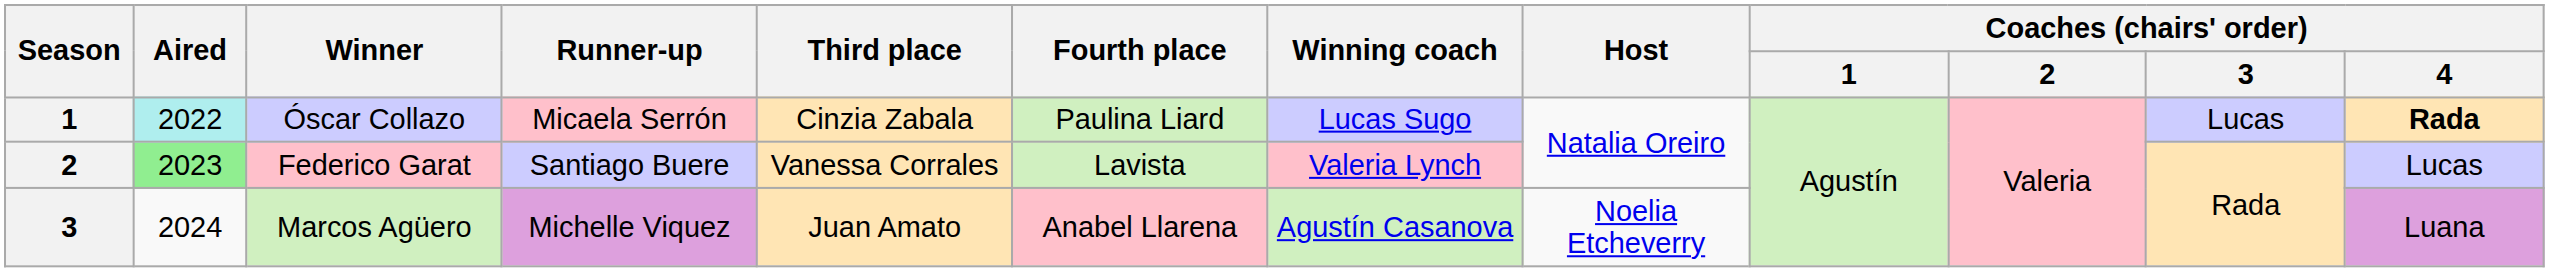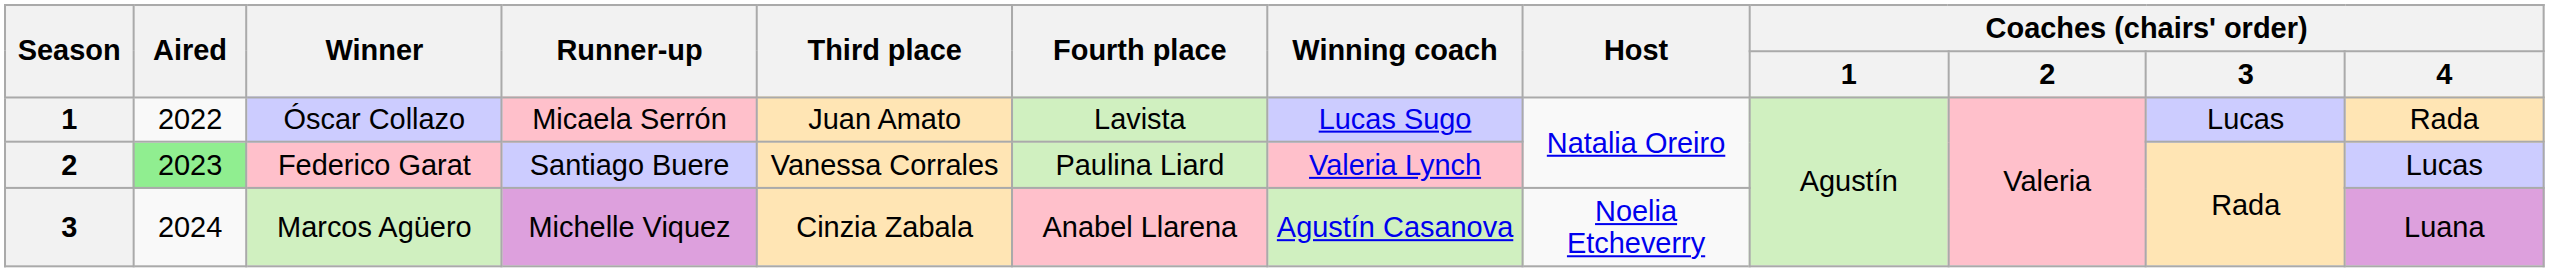(190, 120) paleturquoise background -> (190, 120) no background
(885, 120) Cinzia Zabala -> (885, 120) Juan Amato
(1140, 120) Paulina Liard -> (1140, 120) Lavista
(2444, 120) bold -> (2444, 120) normal
(1140, 165) Lavista -> (1140, 165) Paulina Liard
(885, 227) Juan Amato -> (885, 227) Cinzia Zabala
